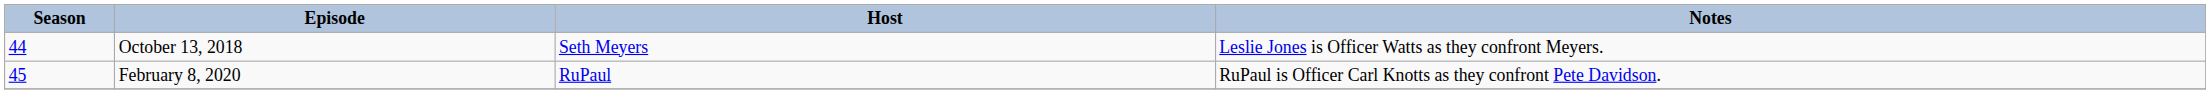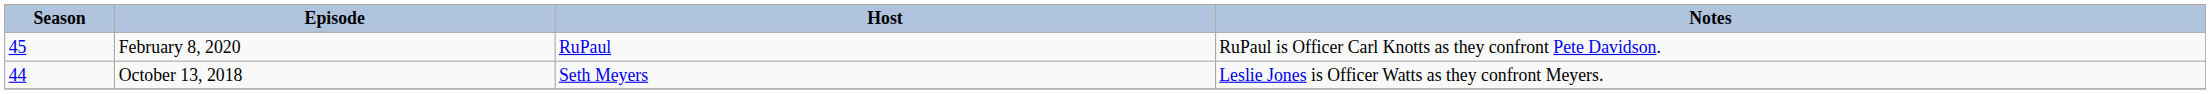rows swapped: (181, 46) <-> (180, 74)
